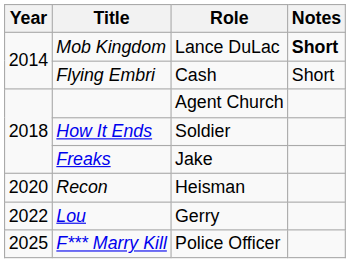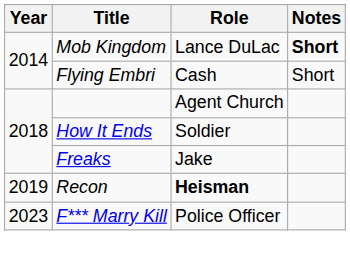(28, 187) 2020 -> (28, 187) 2019
(210, 187) normal -> (212, 187) bold
- row: (71, 215)
(28, 243) 2025 -> (28, 215) 2023
